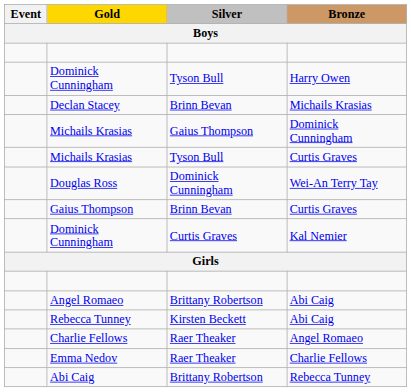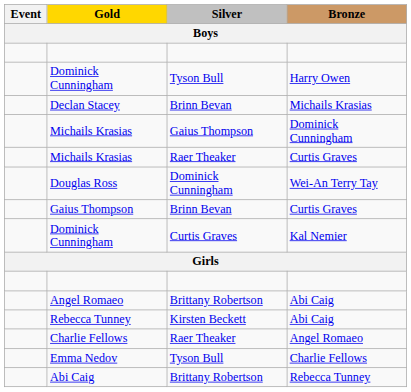(197, 157) Tyson Bull -> (203, 157) Raer Theaker
(203, 358) Raer Theaker -> (197, 358) Tyson Bull
